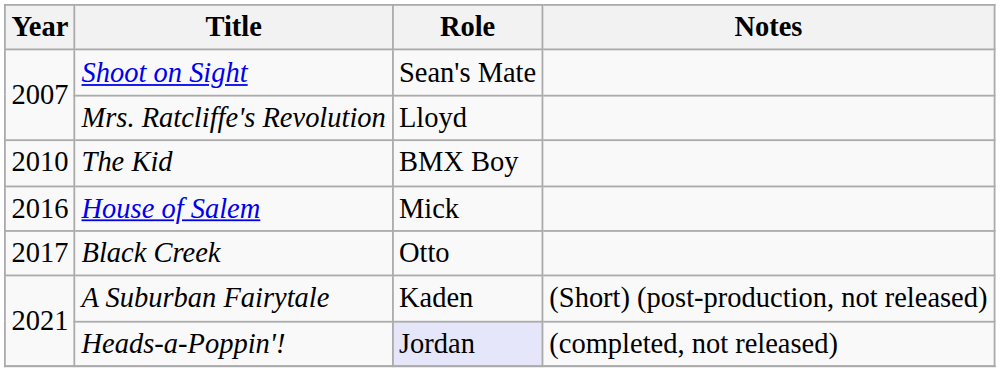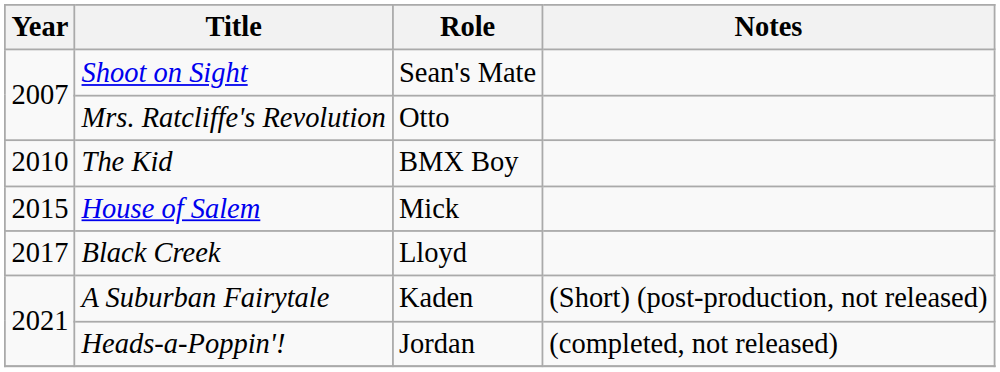(433, 117) Lloyd -> (424, 117) Otto
(40, 207) 2016 -> (40, 207) 2015
(424, 252) Otto -> (433, 252) Lloyd
(437, 343) lavender background -> (437, 343) no background
